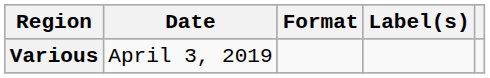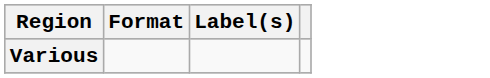- column: (190, 22)
